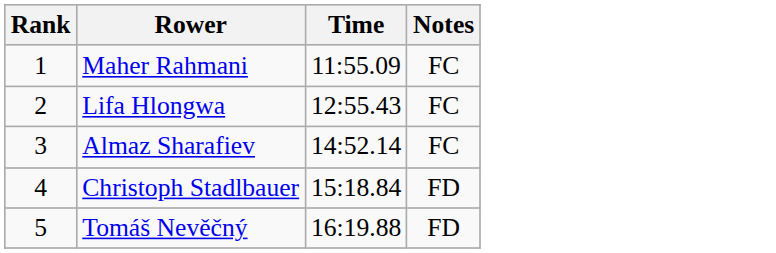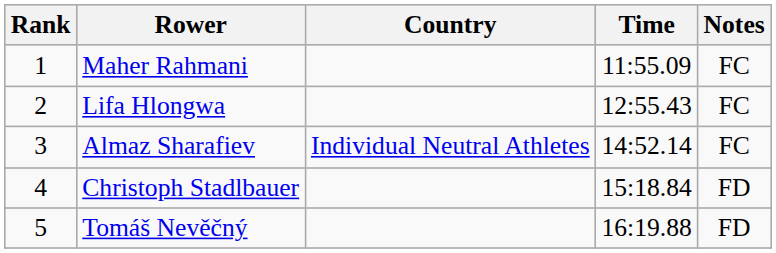+ column: (450, 24)
